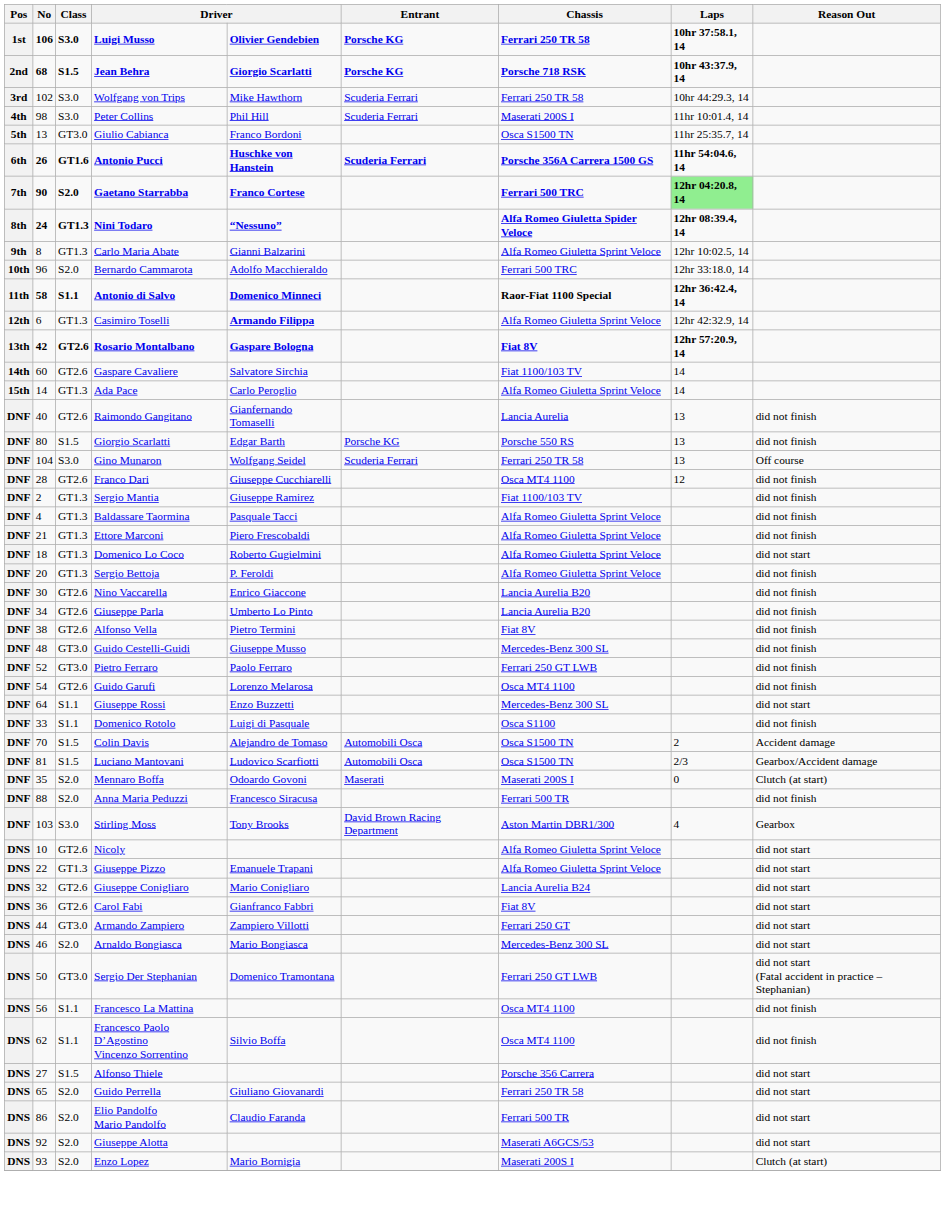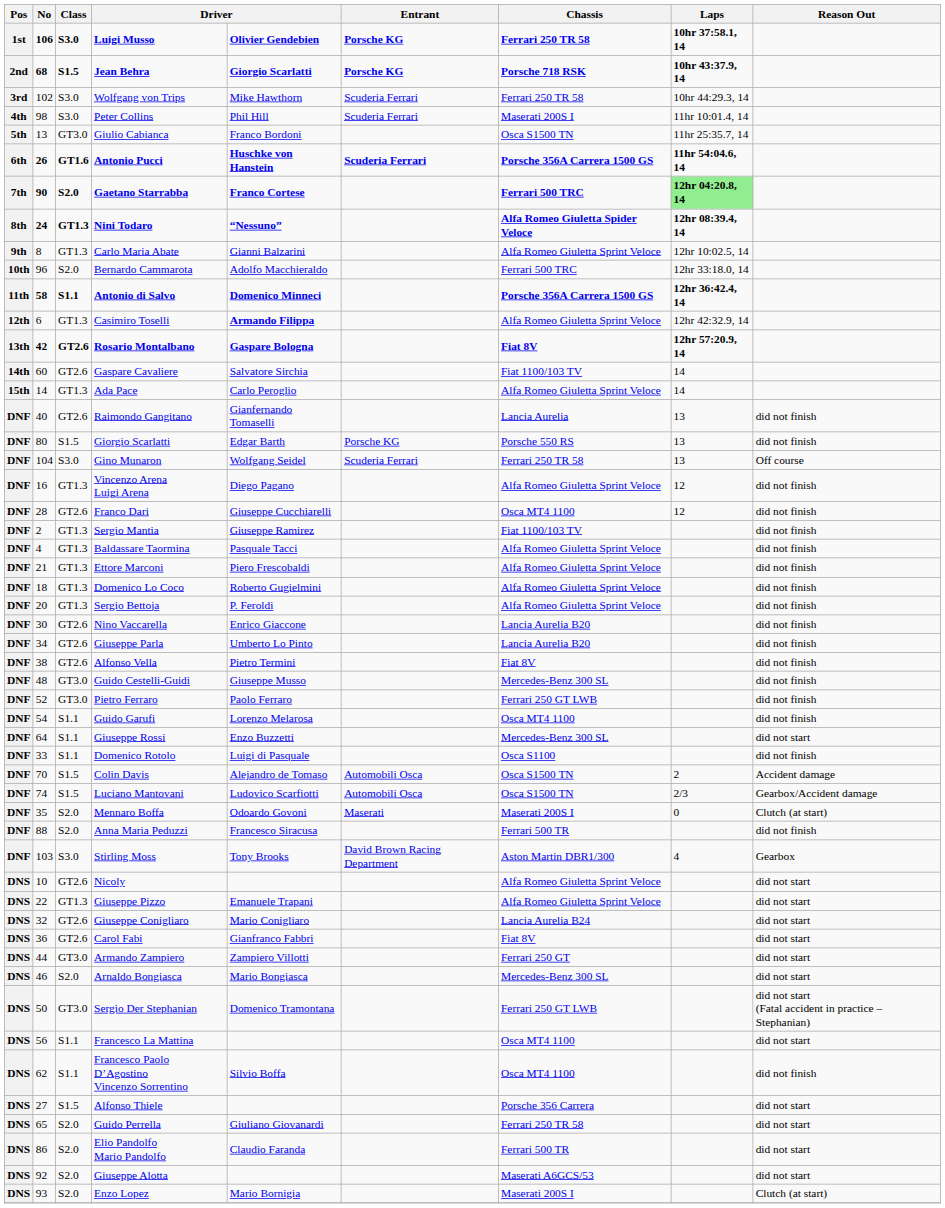(556, 295) Raor-Fiat 1100 Special -> (577, 295) Porsche 356A Carrera 1500 GS
+ row: (131, 485)
(783, 554) did not start -> (786, 586) did not finish
(73, 685) GT2.6 -> (68, 718) S1.1
(41, 761) 81 -> (41, 793) 74
(786, 1008) did not finish -> (783, 1040) did not start
